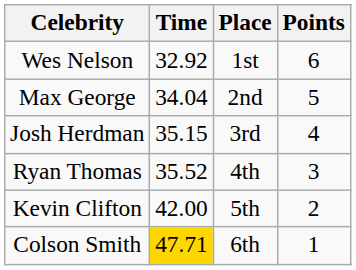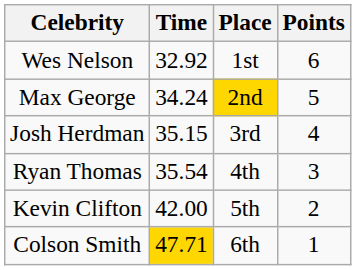(181, 97) 34.04 -> (181, 97) 34.24
(245, 97) no background -> (245, 97) gold background
(181, 171) 35.52 -> (181, 171) 35.54
